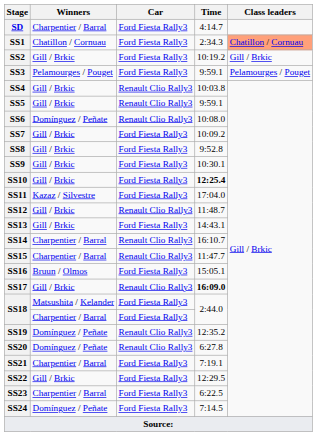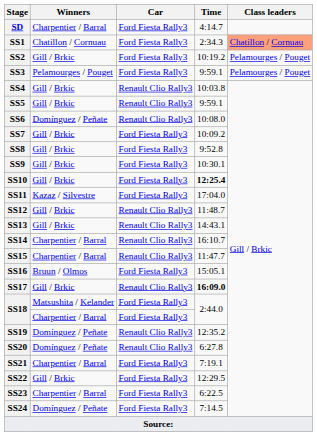(251, 57) Gill / Brkic -> (270, 57) Pelamourges / Pouget
(153, 225) Ford Fiesta Rally3 -> (155, 225) Renault Clio Rally3
